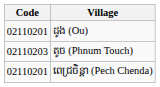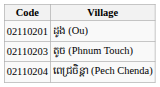(27, 71) 02110201 -> (27, 71) 02110204
